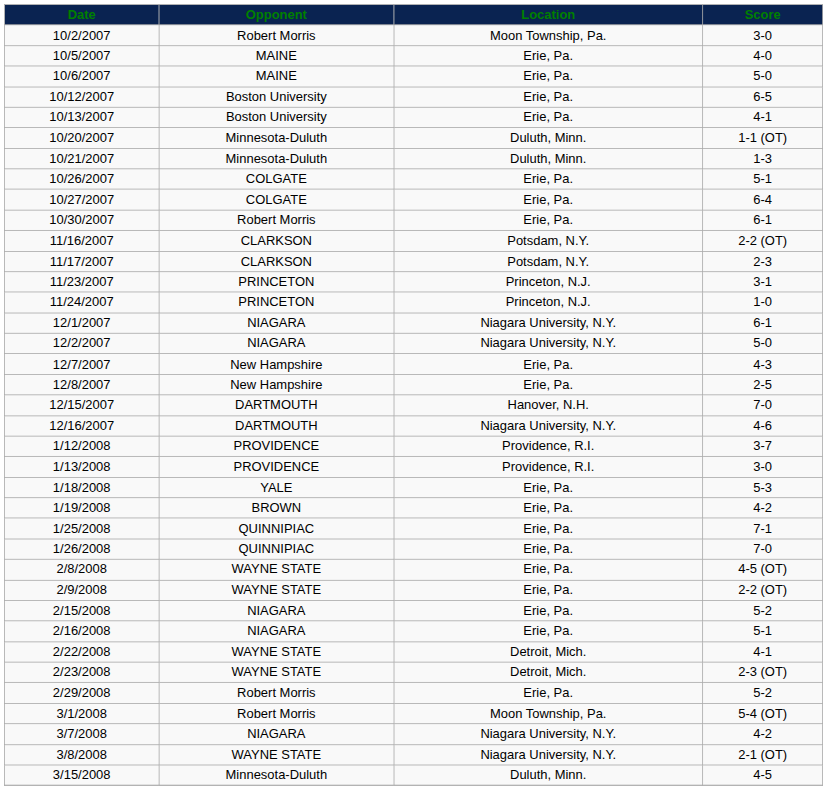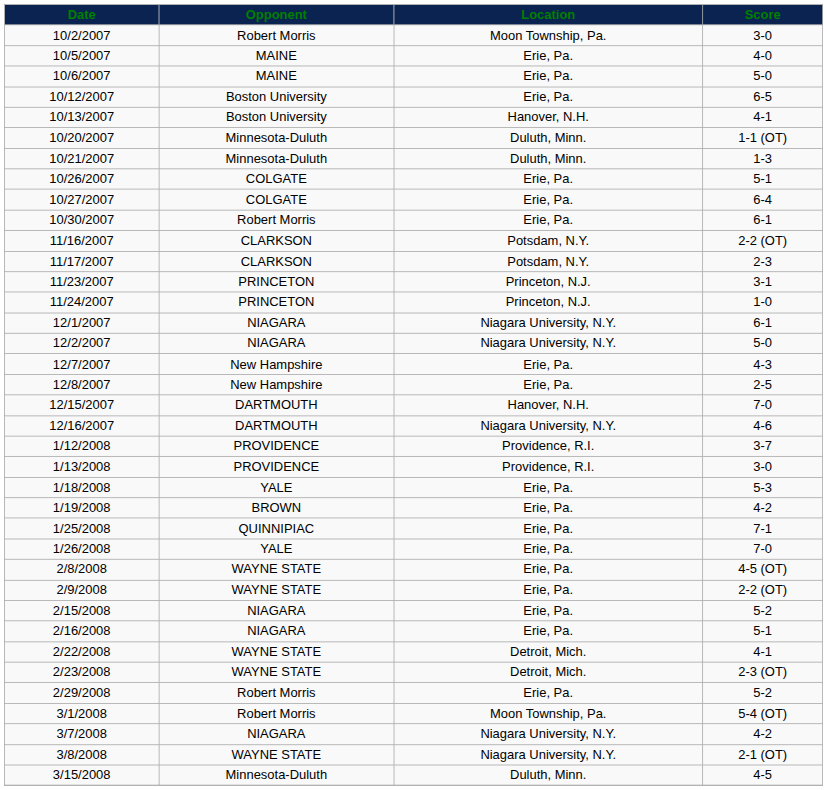(548, 117) Erie, Pa. -> (548, 117) Hanover, N.H.
(276, 549) QUINNIPIAC -> (276, 549) YALE
